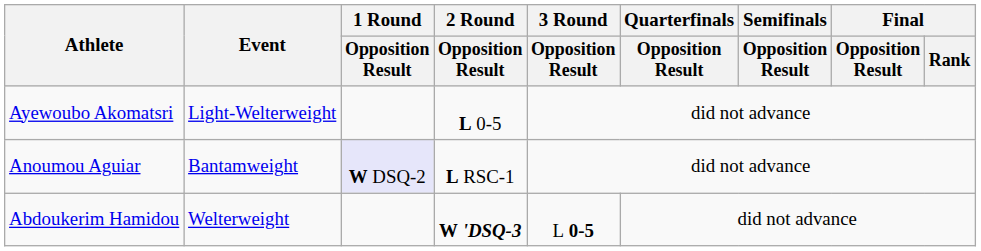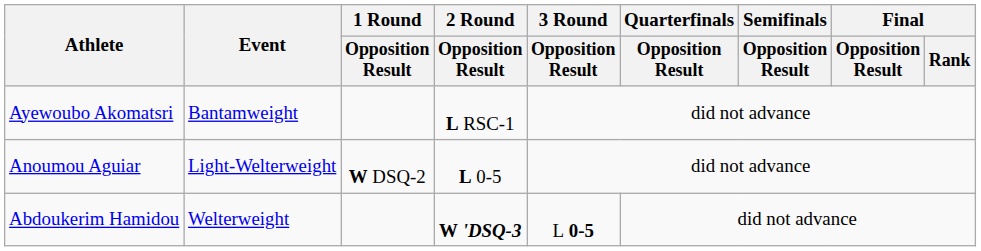(262, 113) Light-Welterweight -> (243, 113) Bantamweight
(480, 124) L 0-5 -> (480, 124) L RSC-1
(243, 166) Bantamweight -> (262, 166) Light-Welterweight
(387, 177) lavender background -> (387, 177) no background
(480, 177) L RSC-1 -> (480, 177) L 0-5
